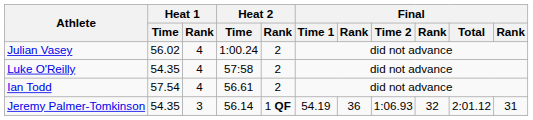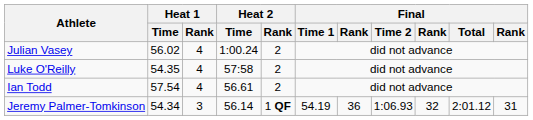(165, 106) 54.35 -> (165, 106) 54.34
